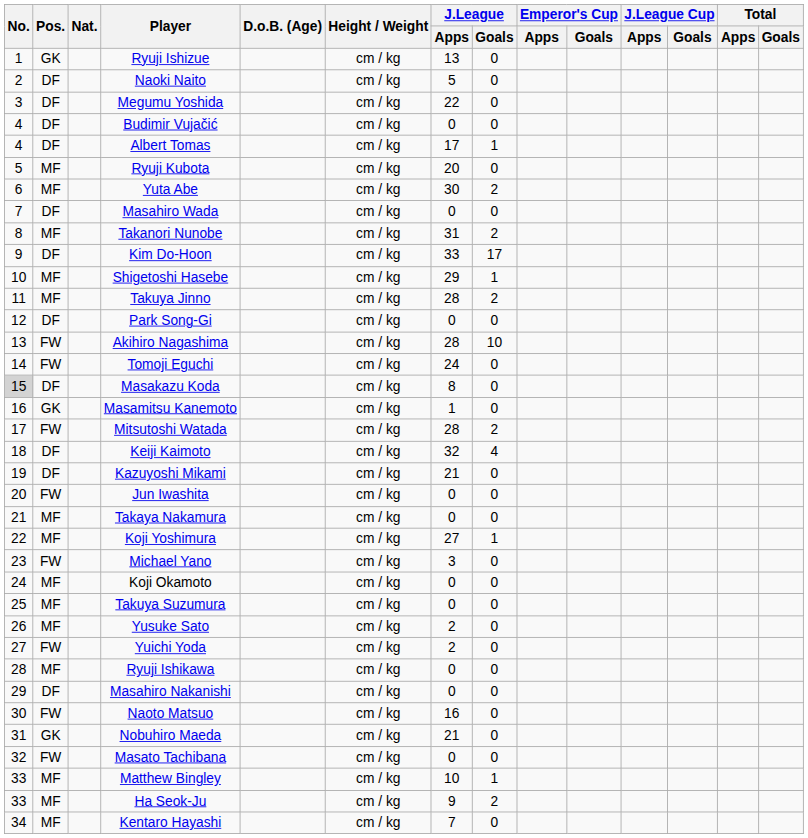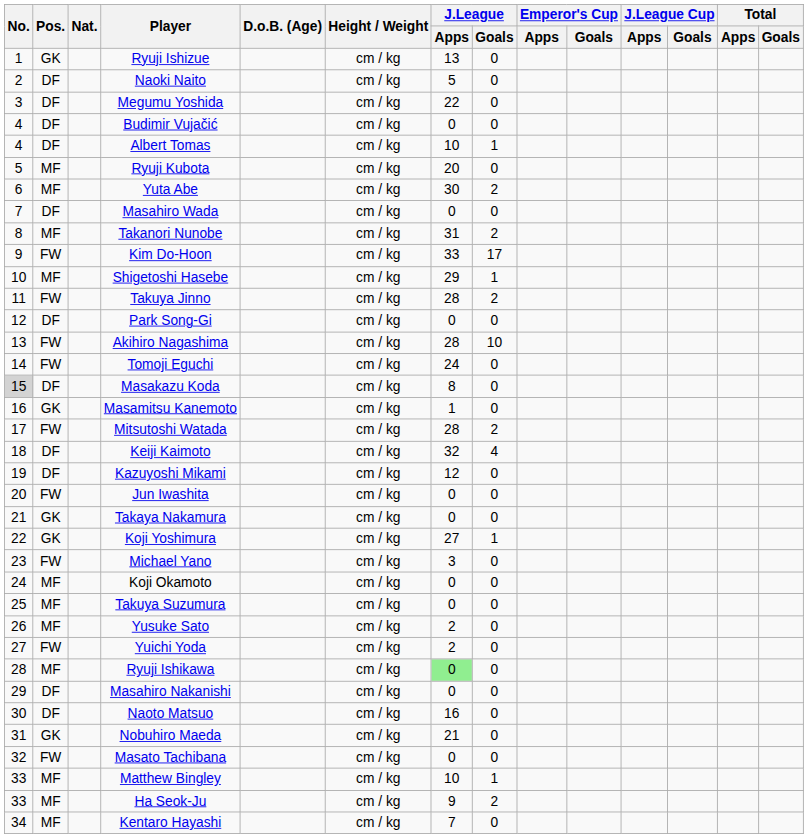(452, 146) 17 -> (452, 146) 10
(51, 255) DF -> (51, 255) FW
(51, 299) MF -> (51, 299) FW
(452, 473) 21 -> (452, 473) 12
(51, 517) MF -> (51, 517) GK
(51, 539) MF -> (51, 539) GK
(452, 670) no background -> (452, 670) lightgreen background
(51, 713) FW -> (51, 713) DF
